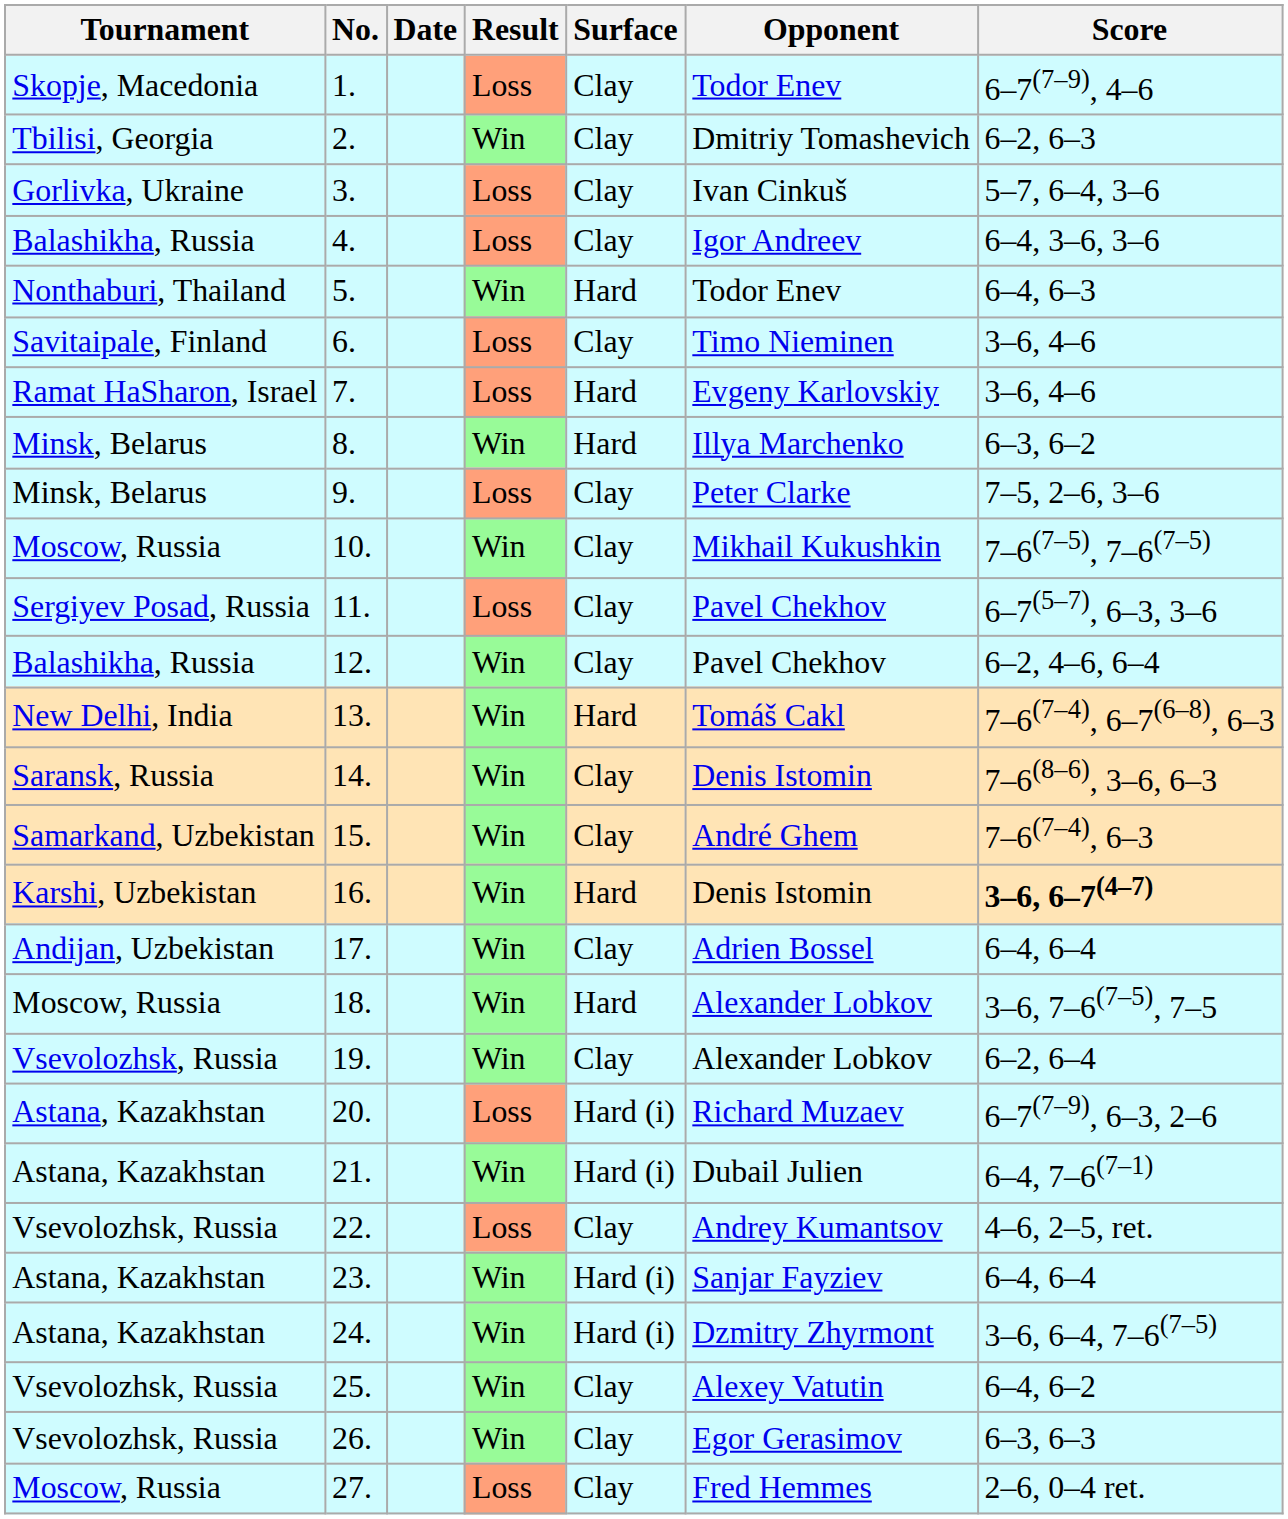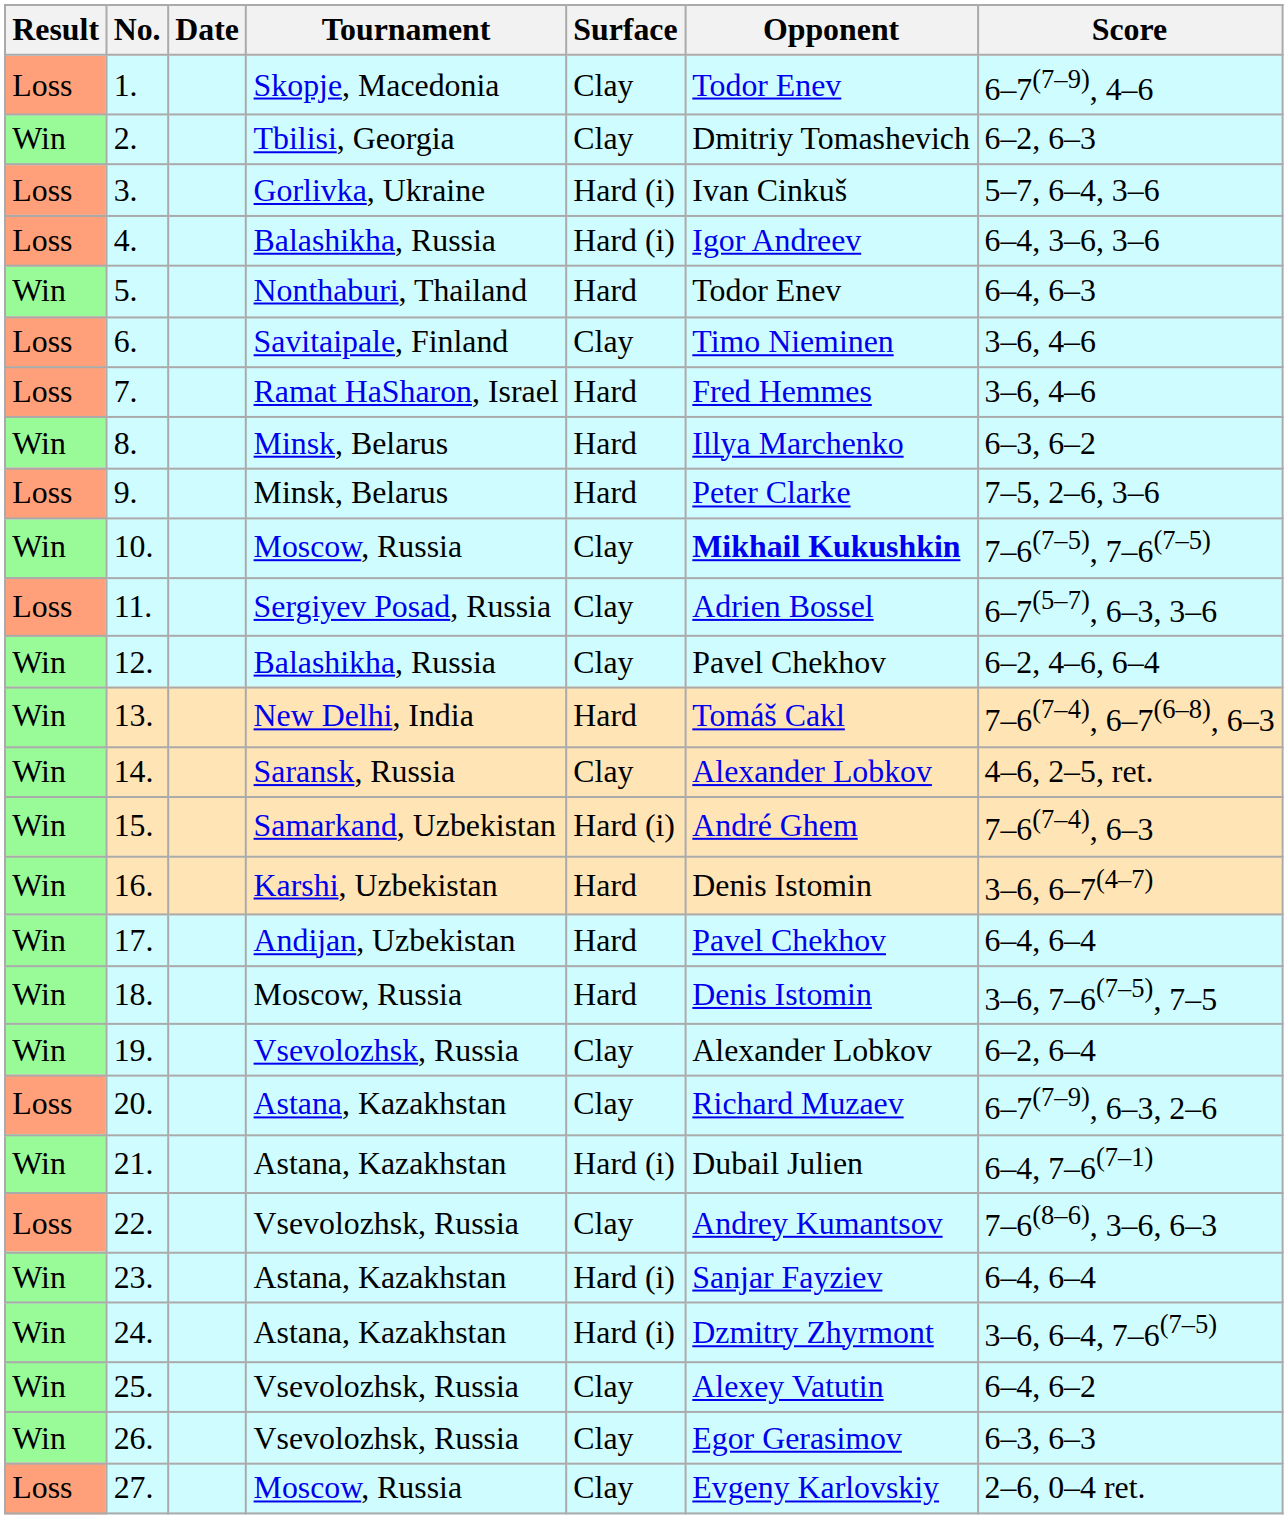columns swapped: (515, 29) <-> (165, 29)
(603, 189) Clay -> (624, 189) Hard (i)
(603, 240) Clay -> (624, 240) Hard (i)
(816, 391) Evgeny Karlovskiy -> (782, 391) Fred Hemmes
(603, 492) Clay -> (605, 492) Hard
(817, 547) normal -> (826, 547) bold
(789, 606) Pavel Chekhov -> (783, 606) Adrien Bossel
(782, 775) Denis Istomin -> (812, 771) Alexander Lobkov
(1101, 775) 7–6(8–6), 3–6, 6–3 -> (1069, 771) 4–6, 2–5, ret.
(603, 834) Clay -> (624, 825) Hard (i)
(1069, 893) bold -> (1069, 885) normal
(603, 948) Clay -> (605, 939) Hard
(783, 948) Adrien Bossel -> (789, 939) Pavel Chekhov
(812, 1003) Alexander Lobkov -> (782, 994) Denis Istomin
(624, 1112) Hard (i) -> (603, 1104) Clay
(1069, 1226) 4–6, 2–5, ret. -> (1101, 1222) 7–6(8–6), 3–6, 6–3
(782, 1487) Fred Hemmes -> (816, 1487) Evgeny Karlovskiy
